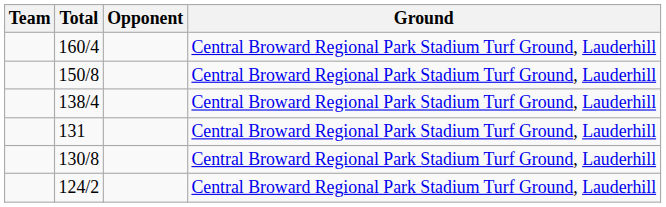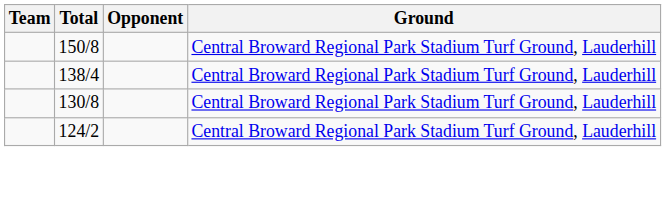- row: (79, 46)
- row: (72, 131)
